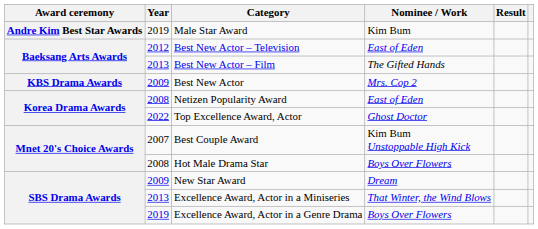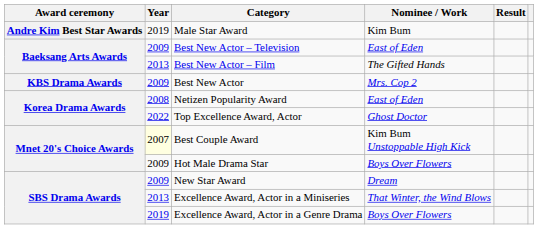(158, 47) 2012 -> (158, 47) 2009
(158, 140) no background -> (158, 140) lightyellow background
(158, 163) 2008 -> (158, 163) 2009
